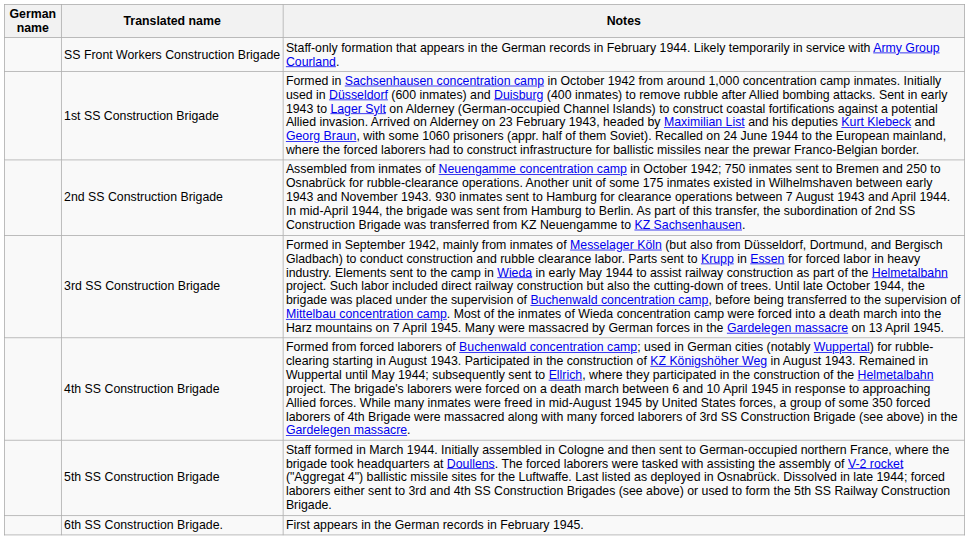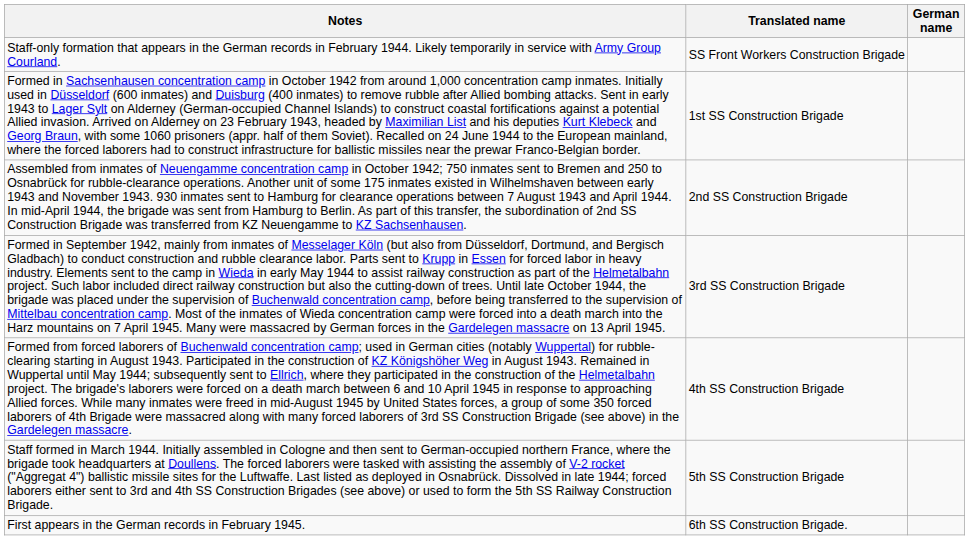columns swapped: (33, 21) <-> (624, 21)
